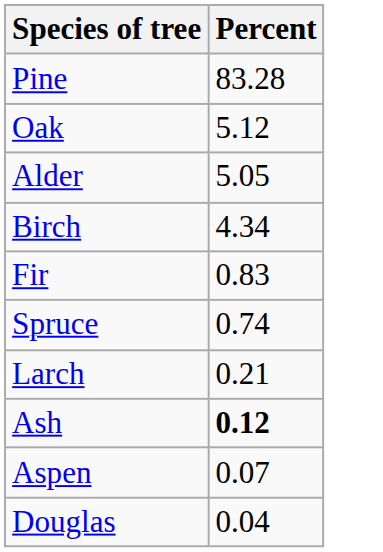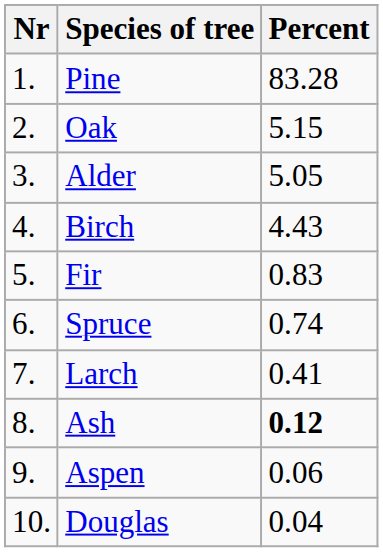+ column: (32, 29)
(243, 127) 5.12 -> (296, 127) 5.15
(243, 226) 4.34 -> (296, 226) 4.43
(243, 373) 0.21 -> (296, 373) 0.41
(243, 472) 0.07 -> (296, 472) 0.06
